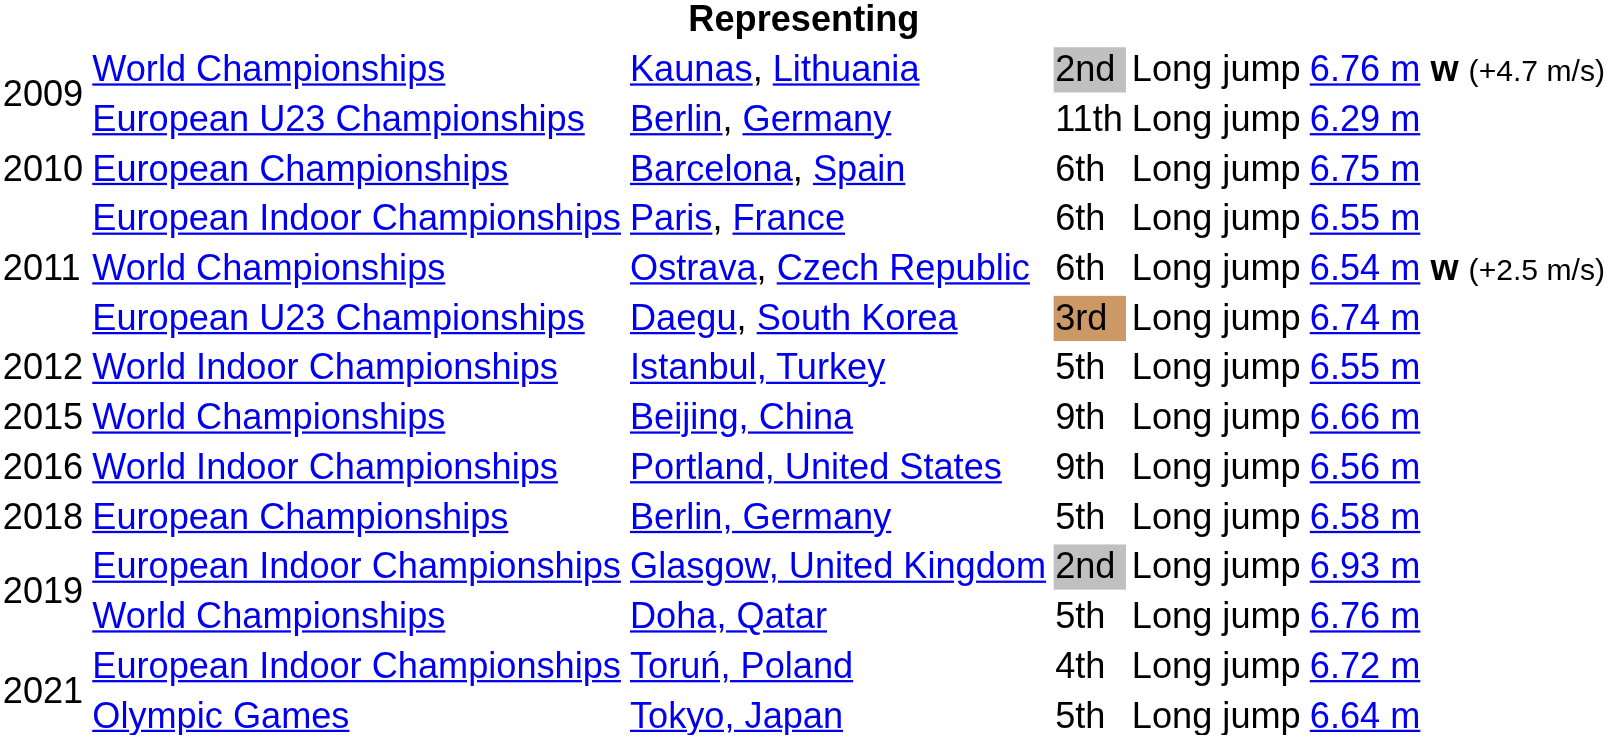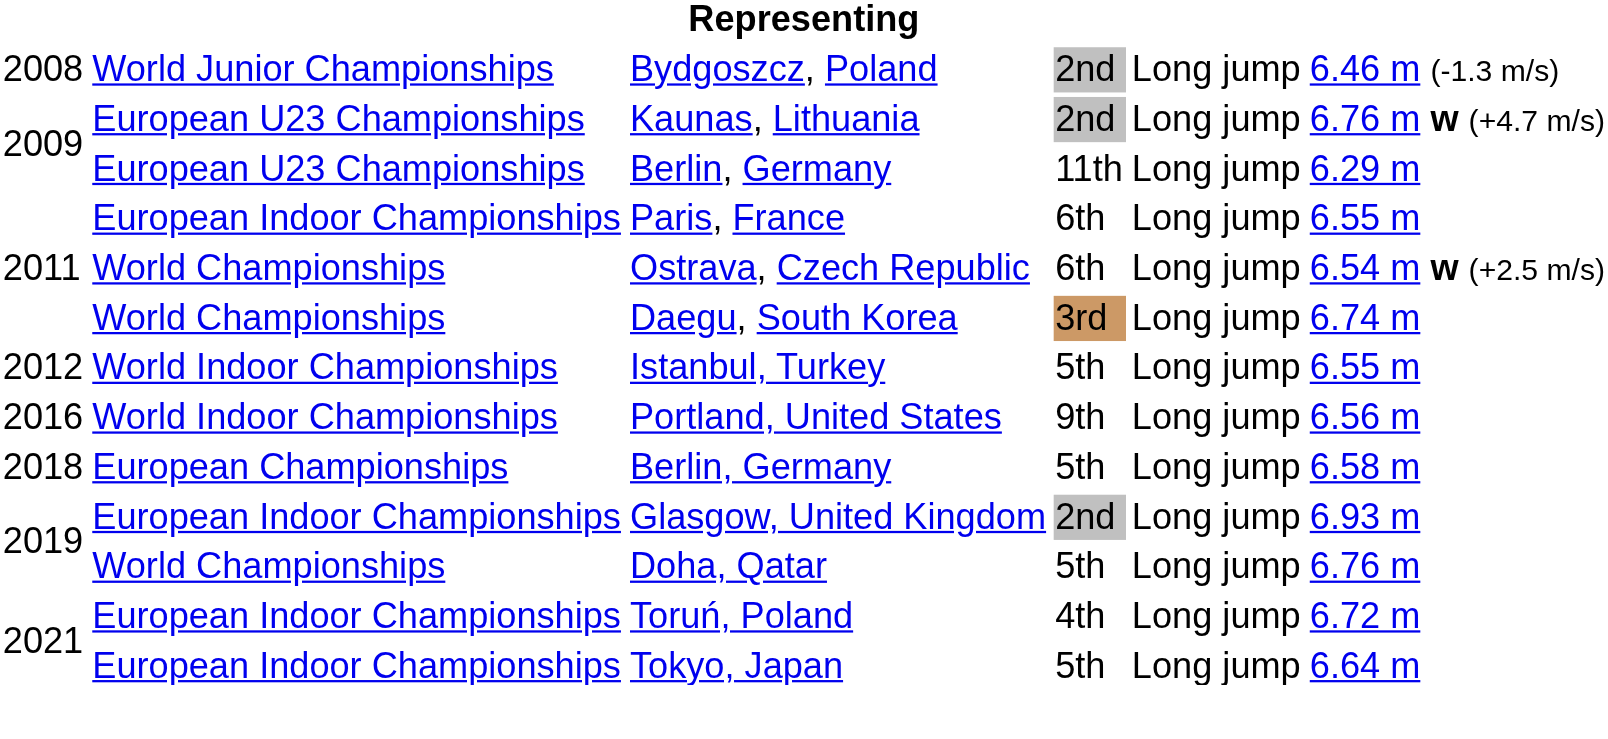+ row: (43, 69)
(269, 69) World Championships -> (339, 118) European U23 Championships
- row: (43, 168)
(339, 317) European U23 Championships -> (269, 317) World Championships
- row: (43, 417)
(221, 715) Olympic Games -> (357, 665) European Indoor Championships
